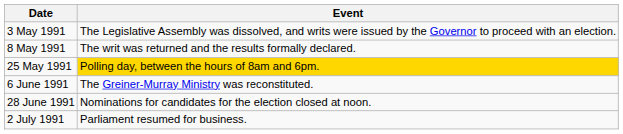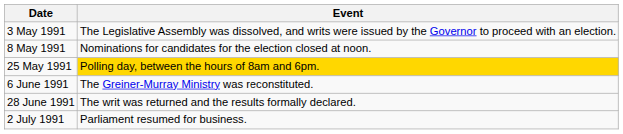(218, 48) The writ was returned and the results formally declared. -> (226, 48) Nominations for candidates for the election closed at noon.
(226, 102) Nominations for candidates for the election closed at noon. -> (218, 102) The writ was returned and the results formally declared.
